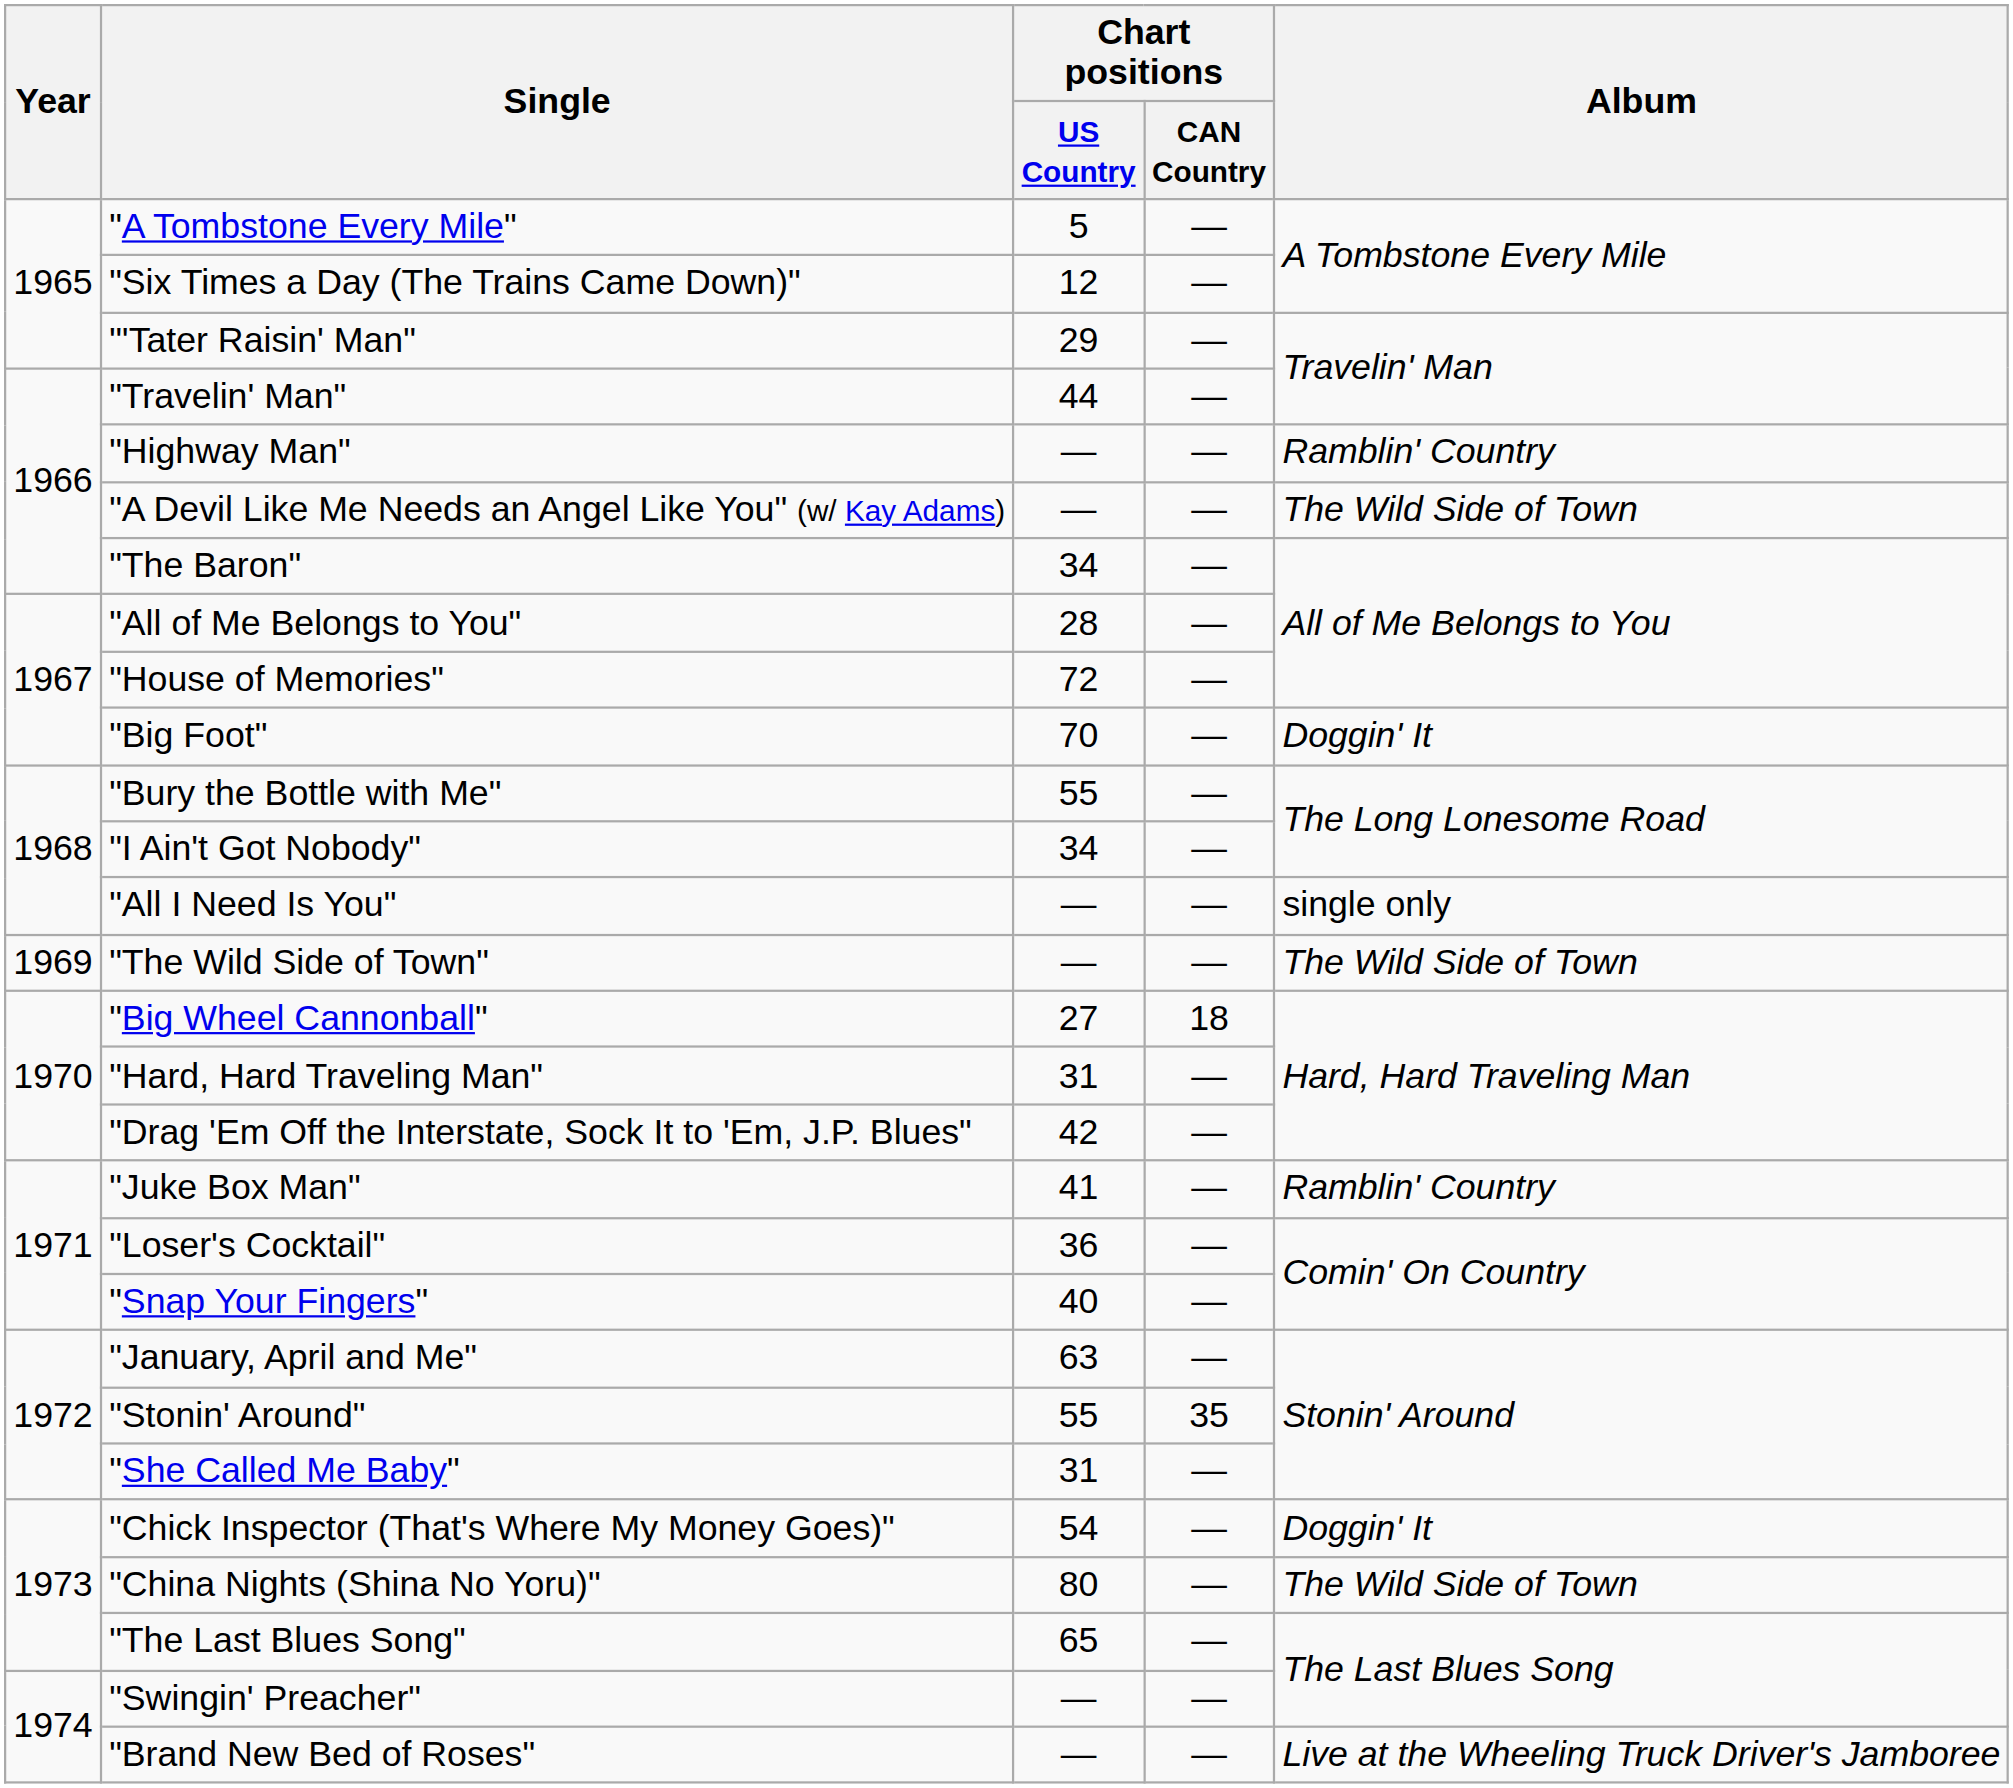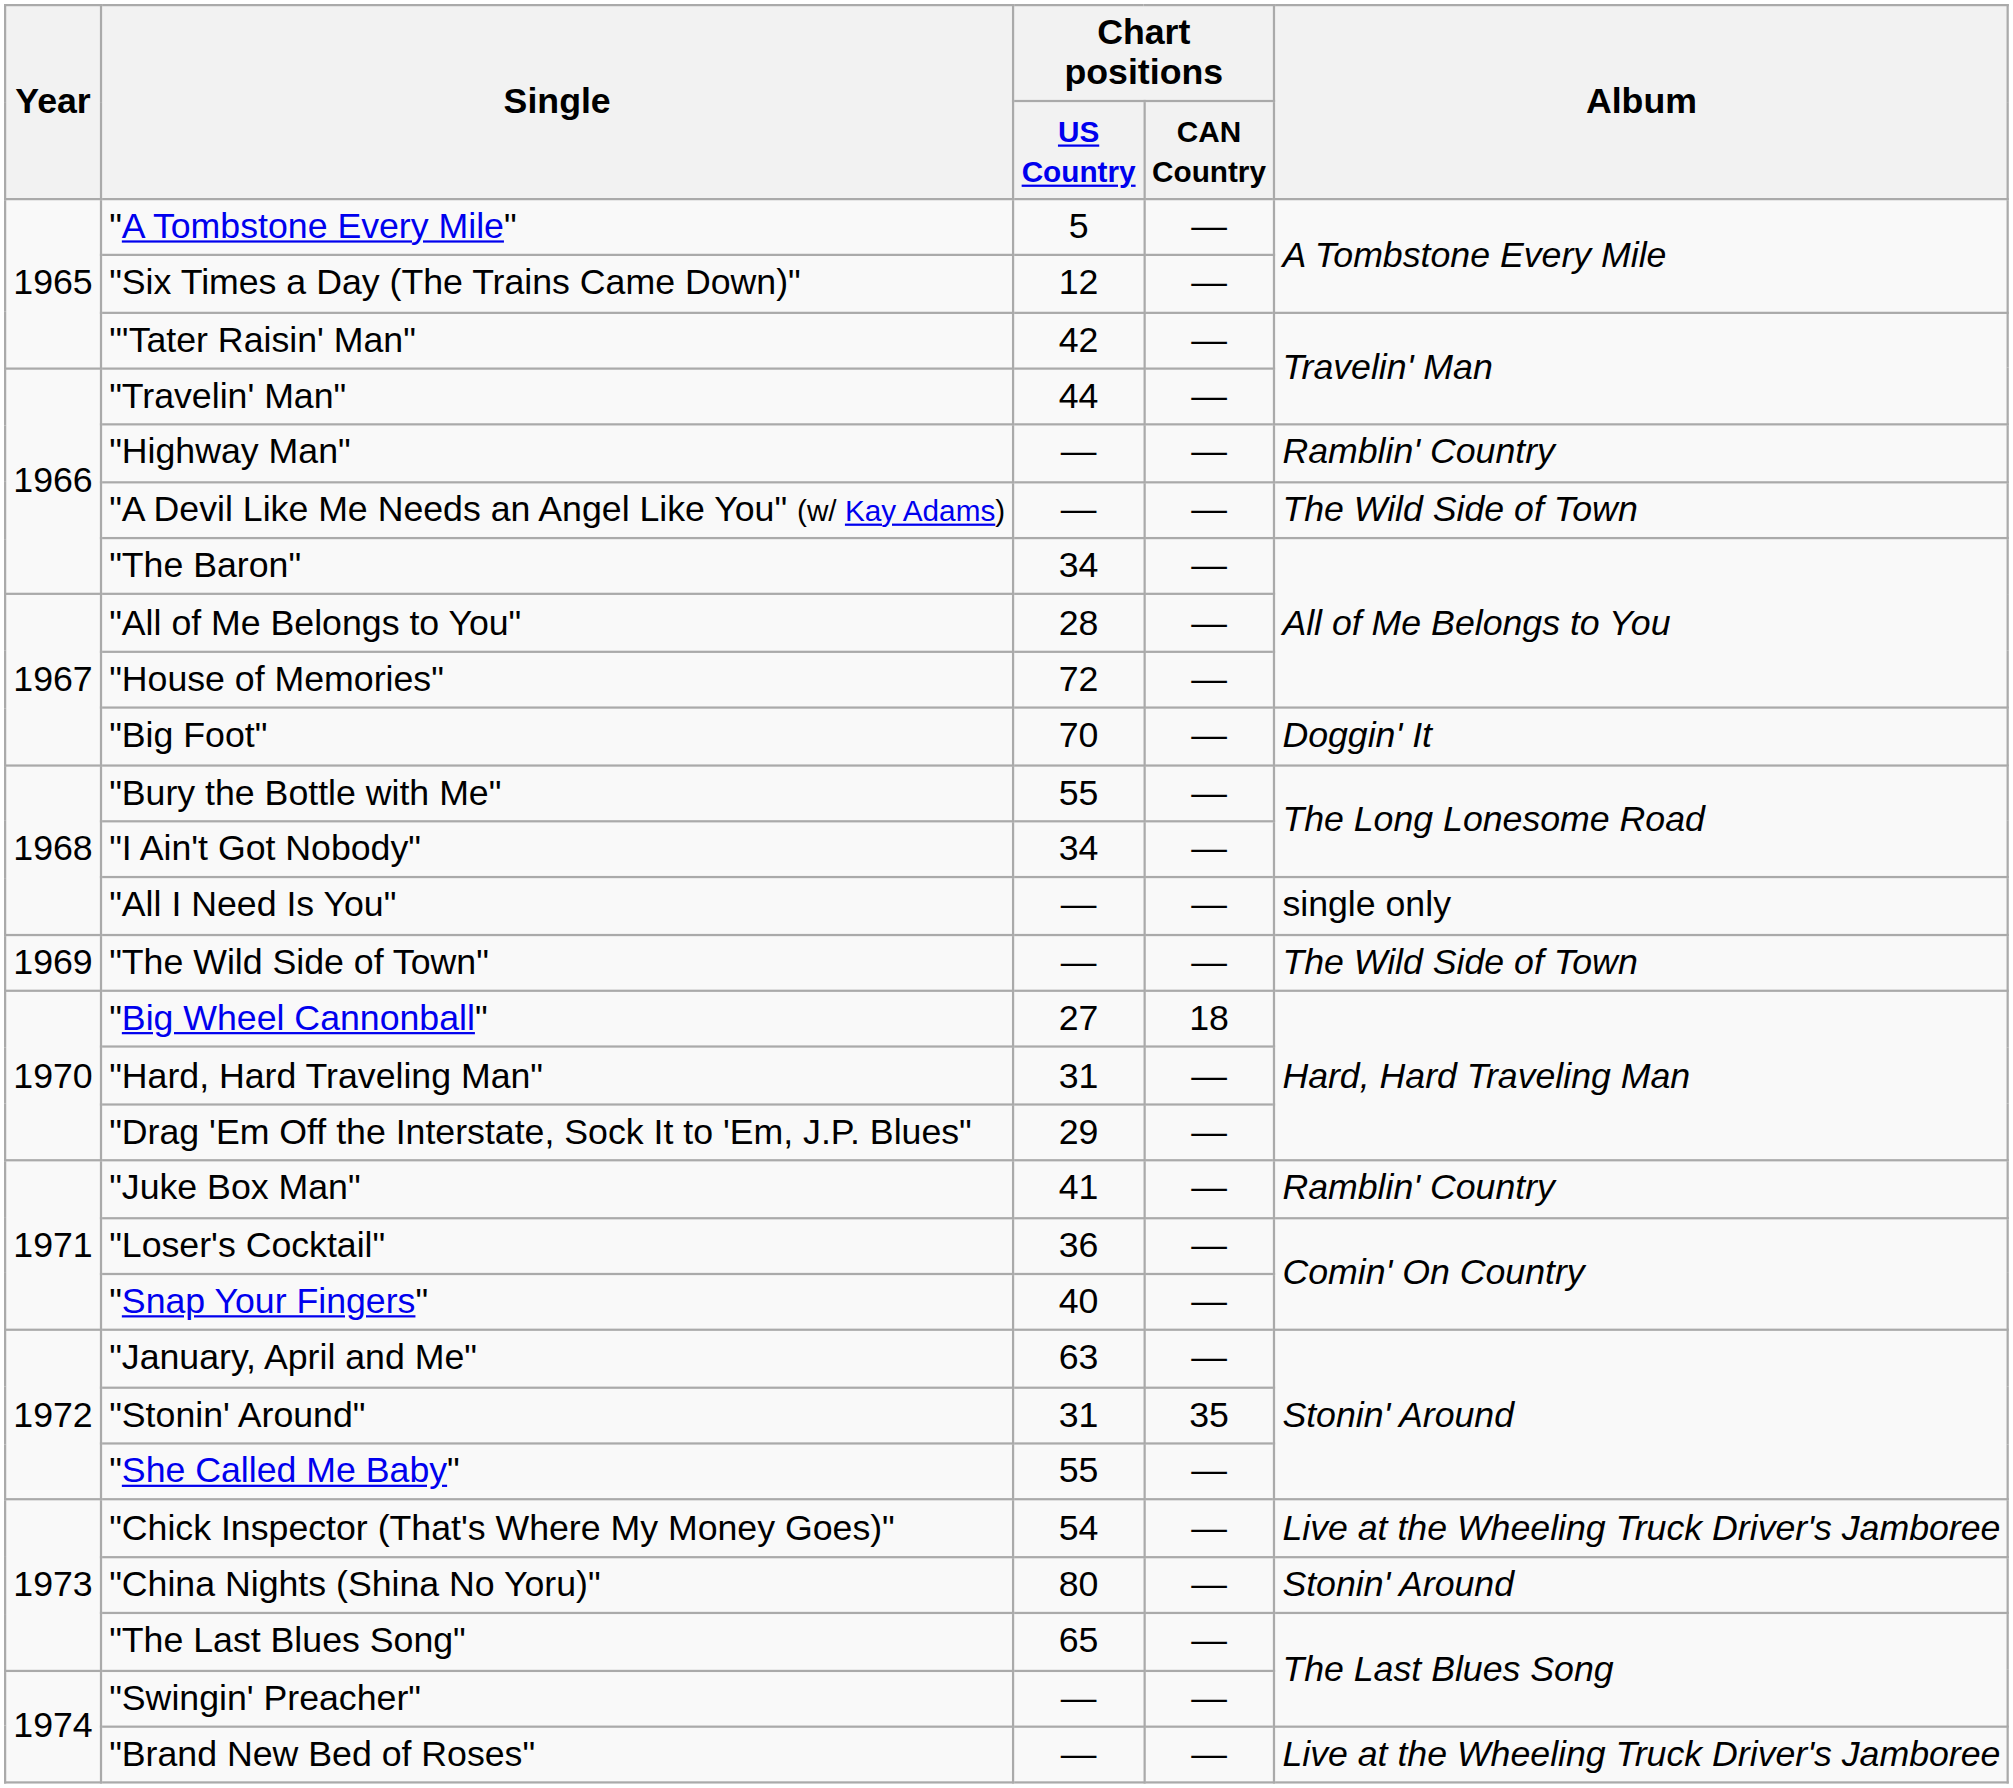(1079, 339) 29 -> (1079, 339) 42
(1079, 1131) 42 -> (1079, 1131) 29
(1079, 1414) 55 -> (1079, 1414) 31
(1079, 1471) 31 -> (1079, 1471) 55
(1357, 1527) Doggin' It -> (1641, 1527) Live at the Wheeling Truck Driver's Jamboree
(1460, 1584) The Wild Side of Town -> (1398, 1584) Stonin' Around
